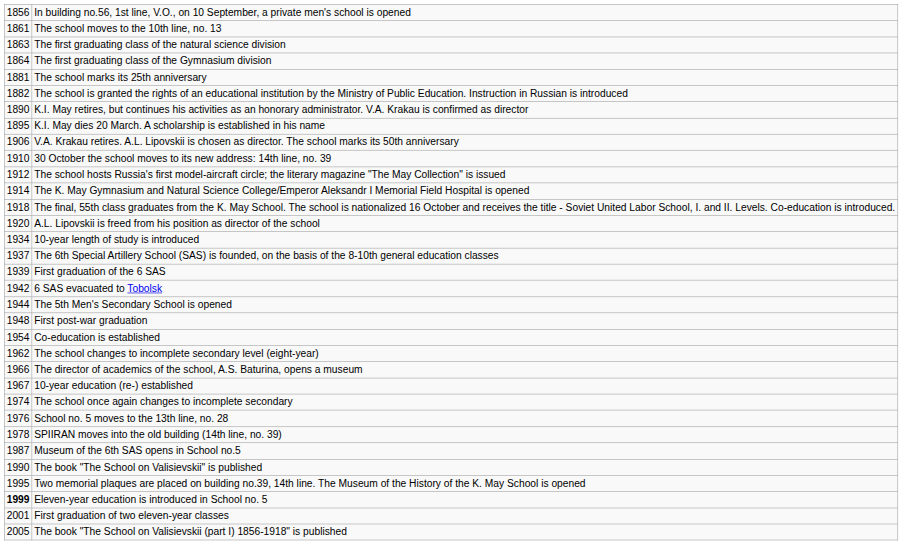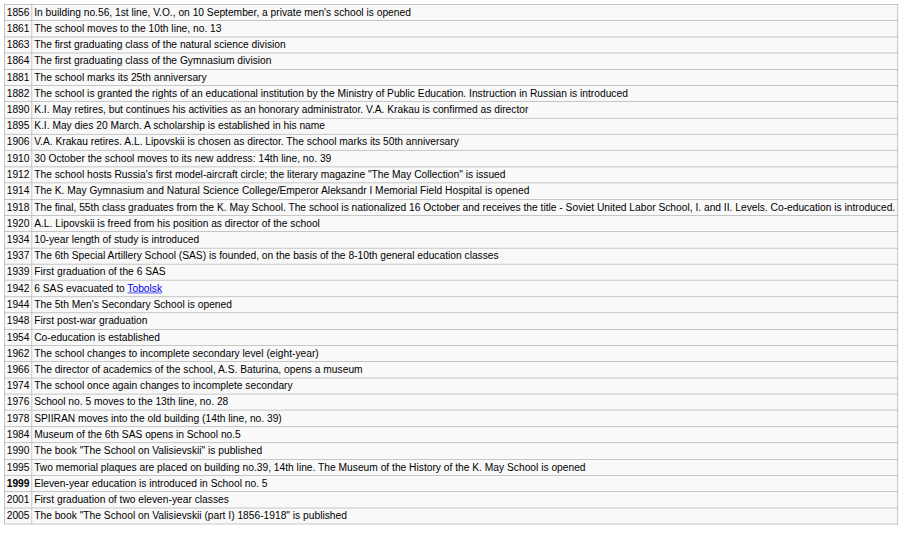- row: (114, 386)
(18, 451) 1987 -> (18, 434) 1984
